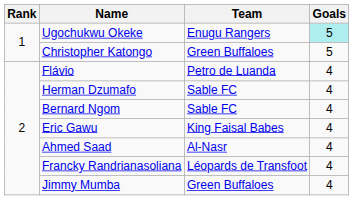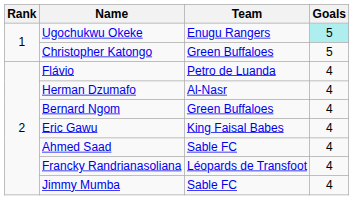(212, 90) Sable FC -> (207, 90) Al-Nasr
(212, 109) Sable FC -> (230, 109) Green Buffaloes
(207, 147) Al-Nasr -> (212, 147) Sable FC
(230, 185) Green Buffaloes -> (212, 185) Sable FC
